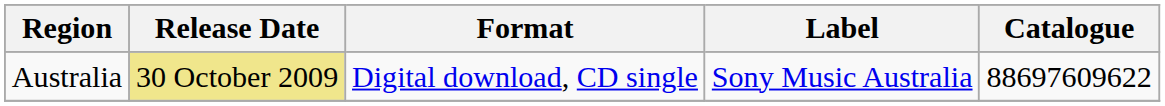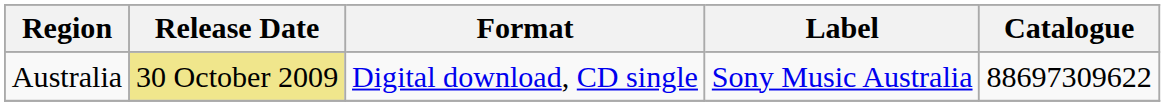(1069, 76) 88697609622 -> (1069, 76) 88697309622
